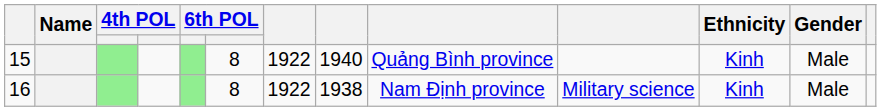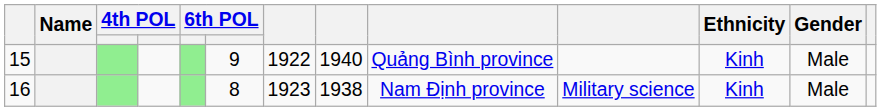(234, 59) 8 -> (234, 59) 9
(289, 90) 1922 -> (289, 90) 1923
